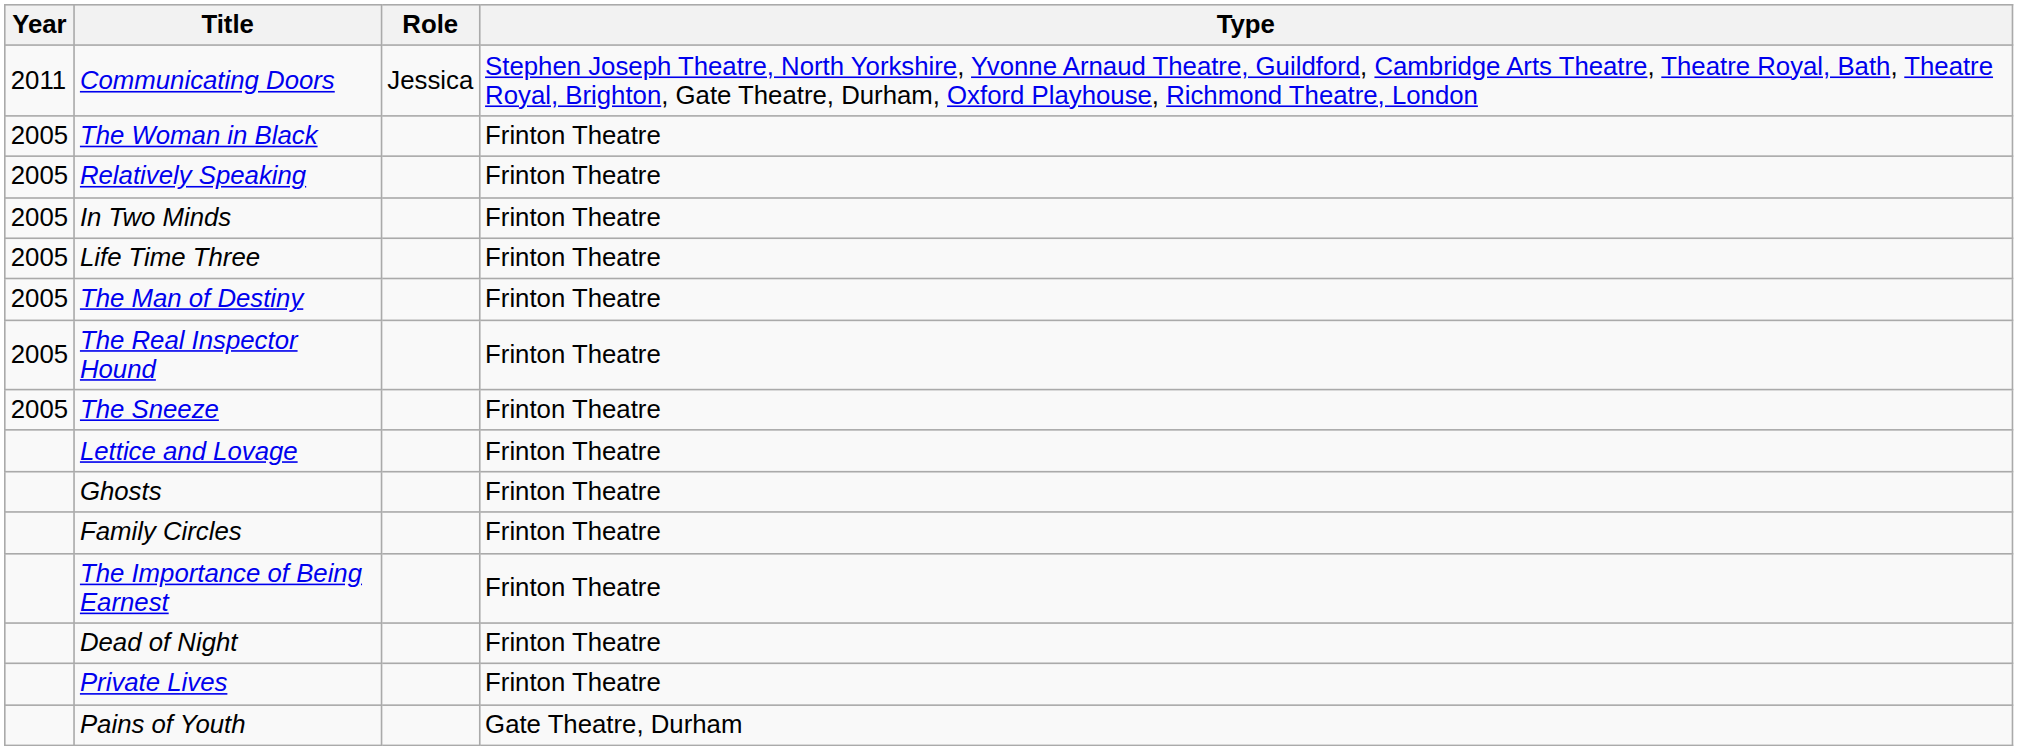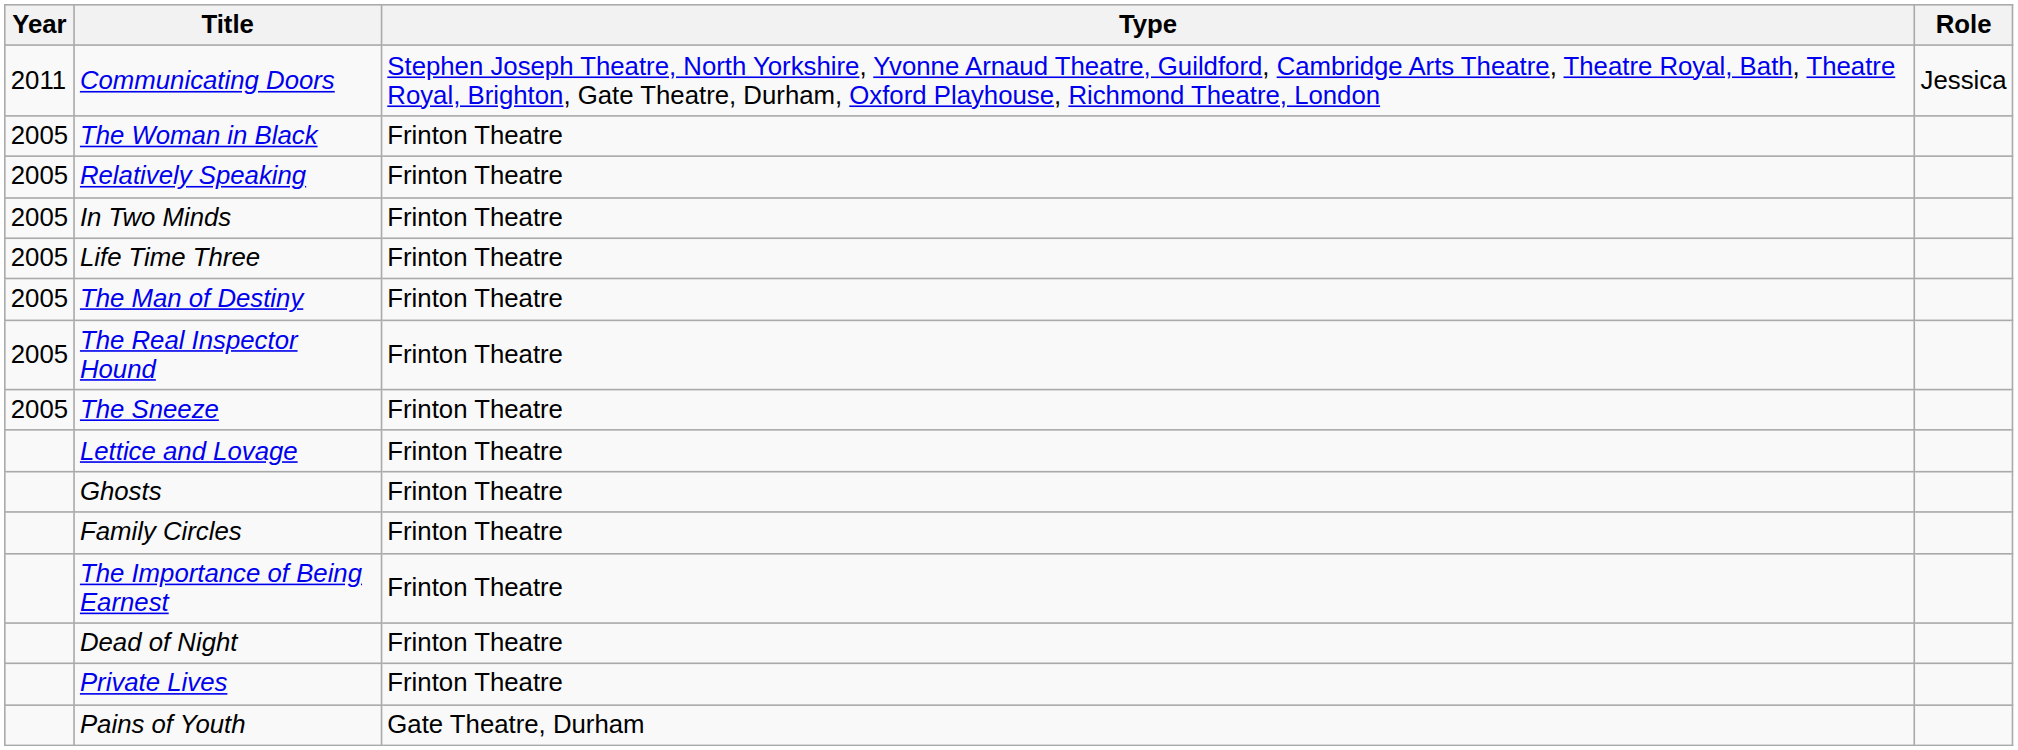columns swapped: (430, 24) <-> (1246, 24)
